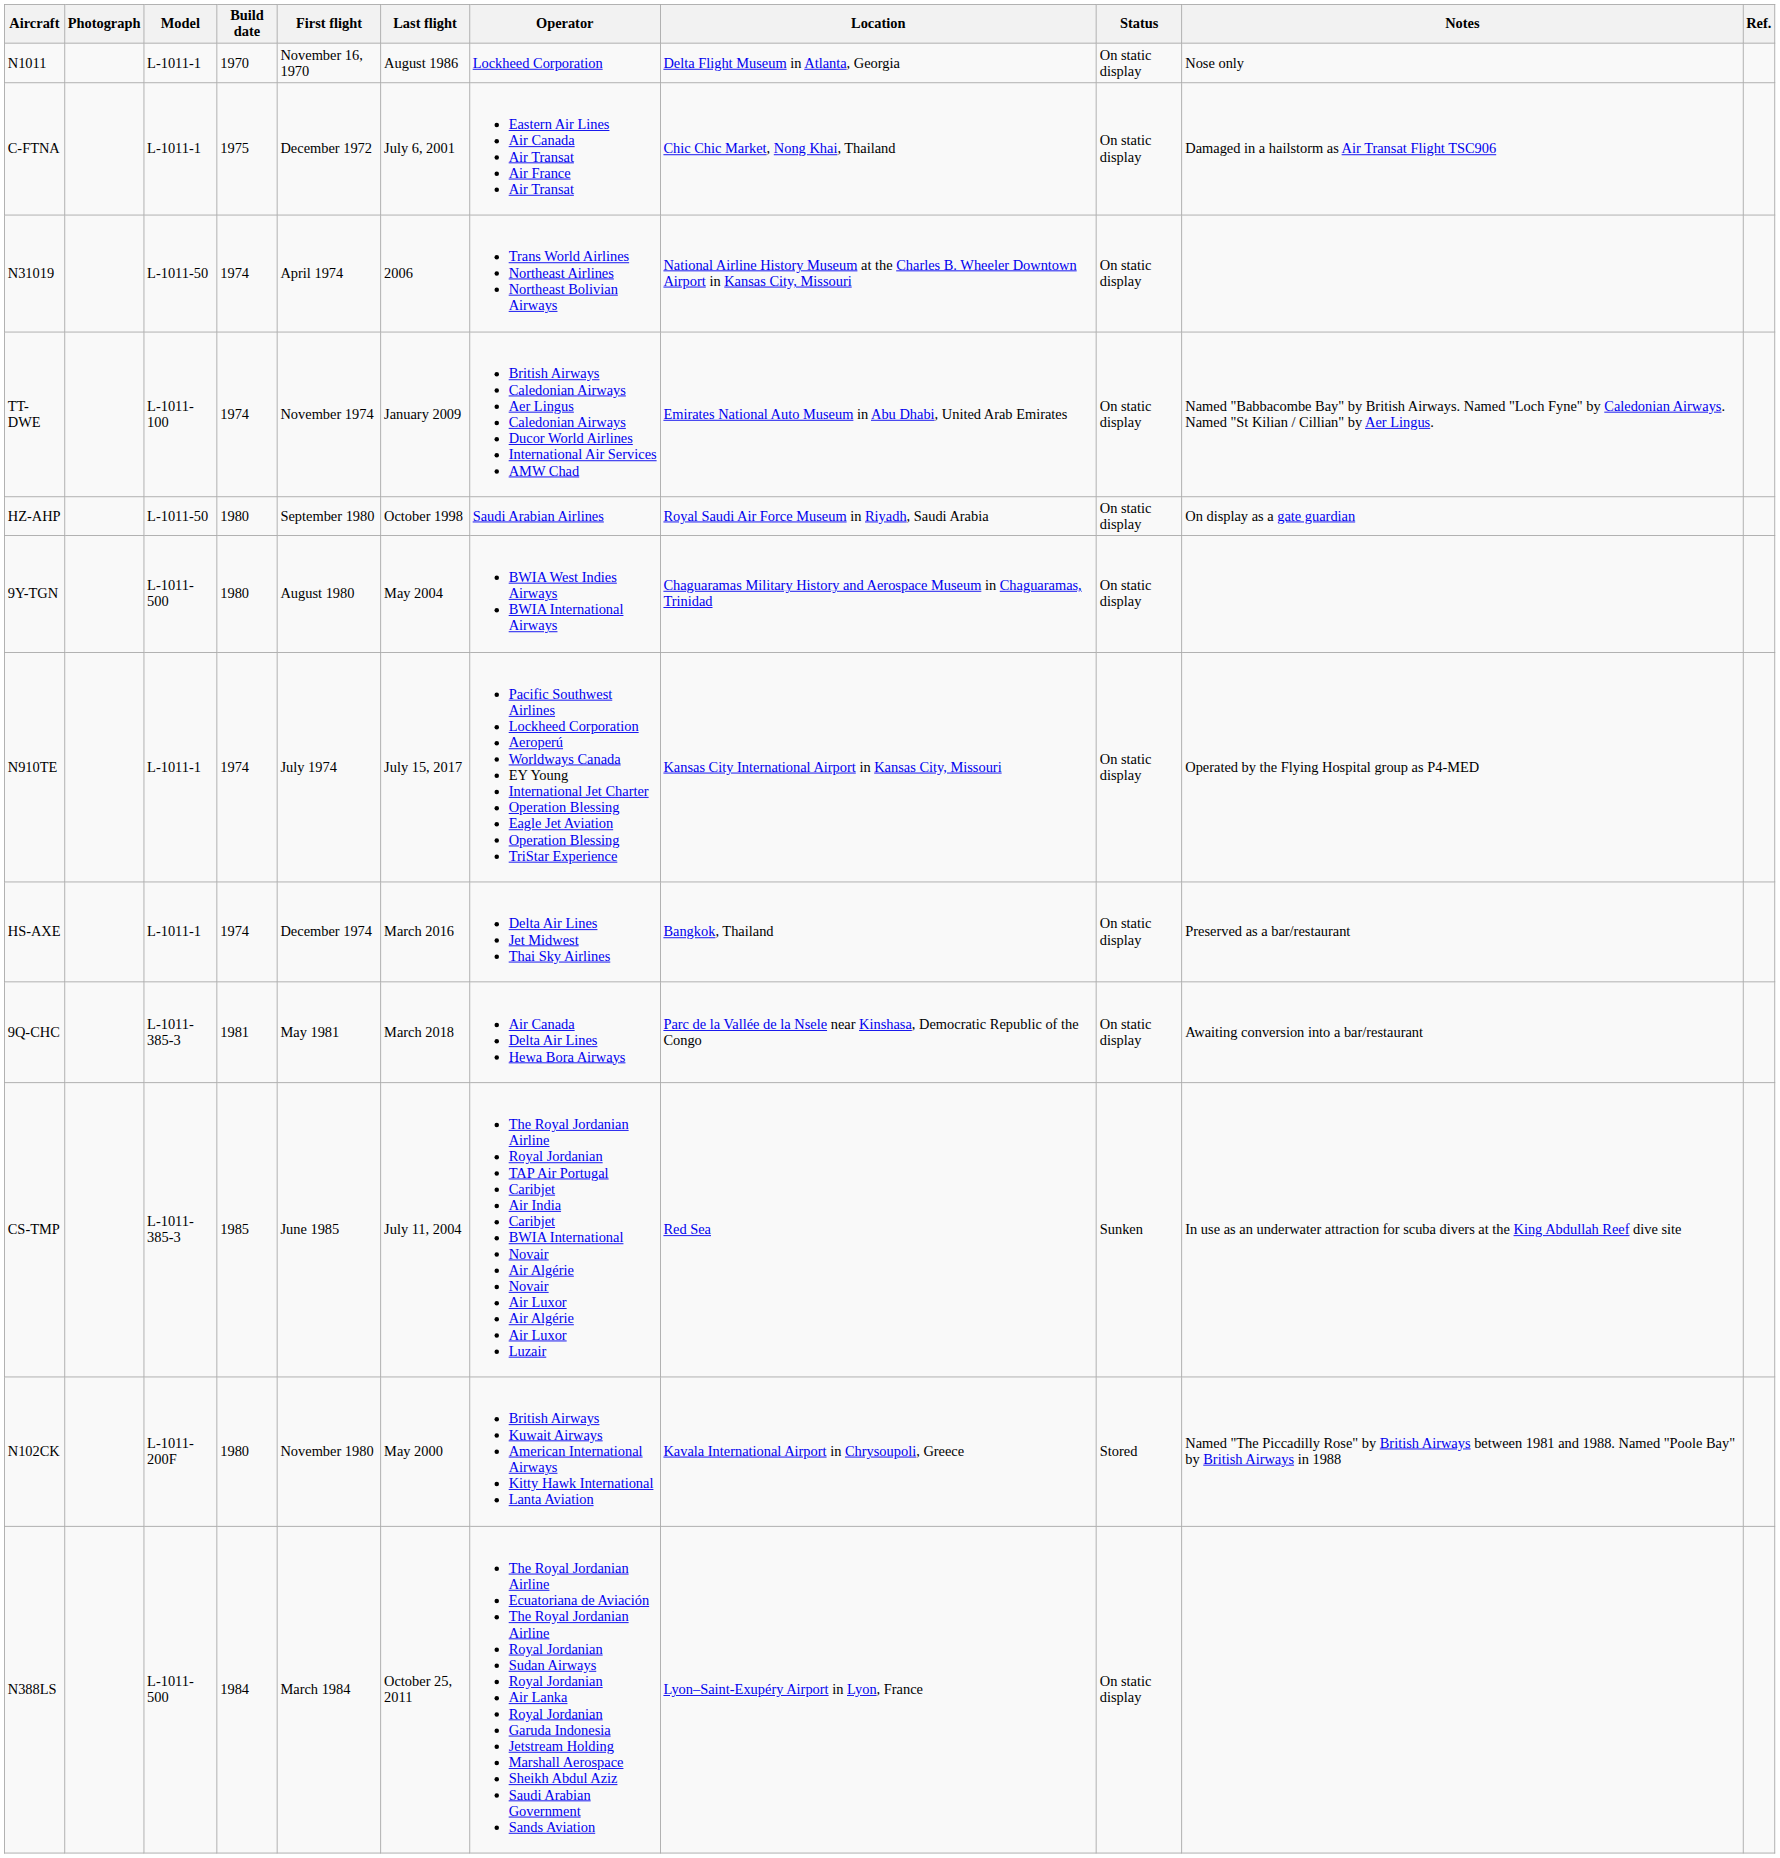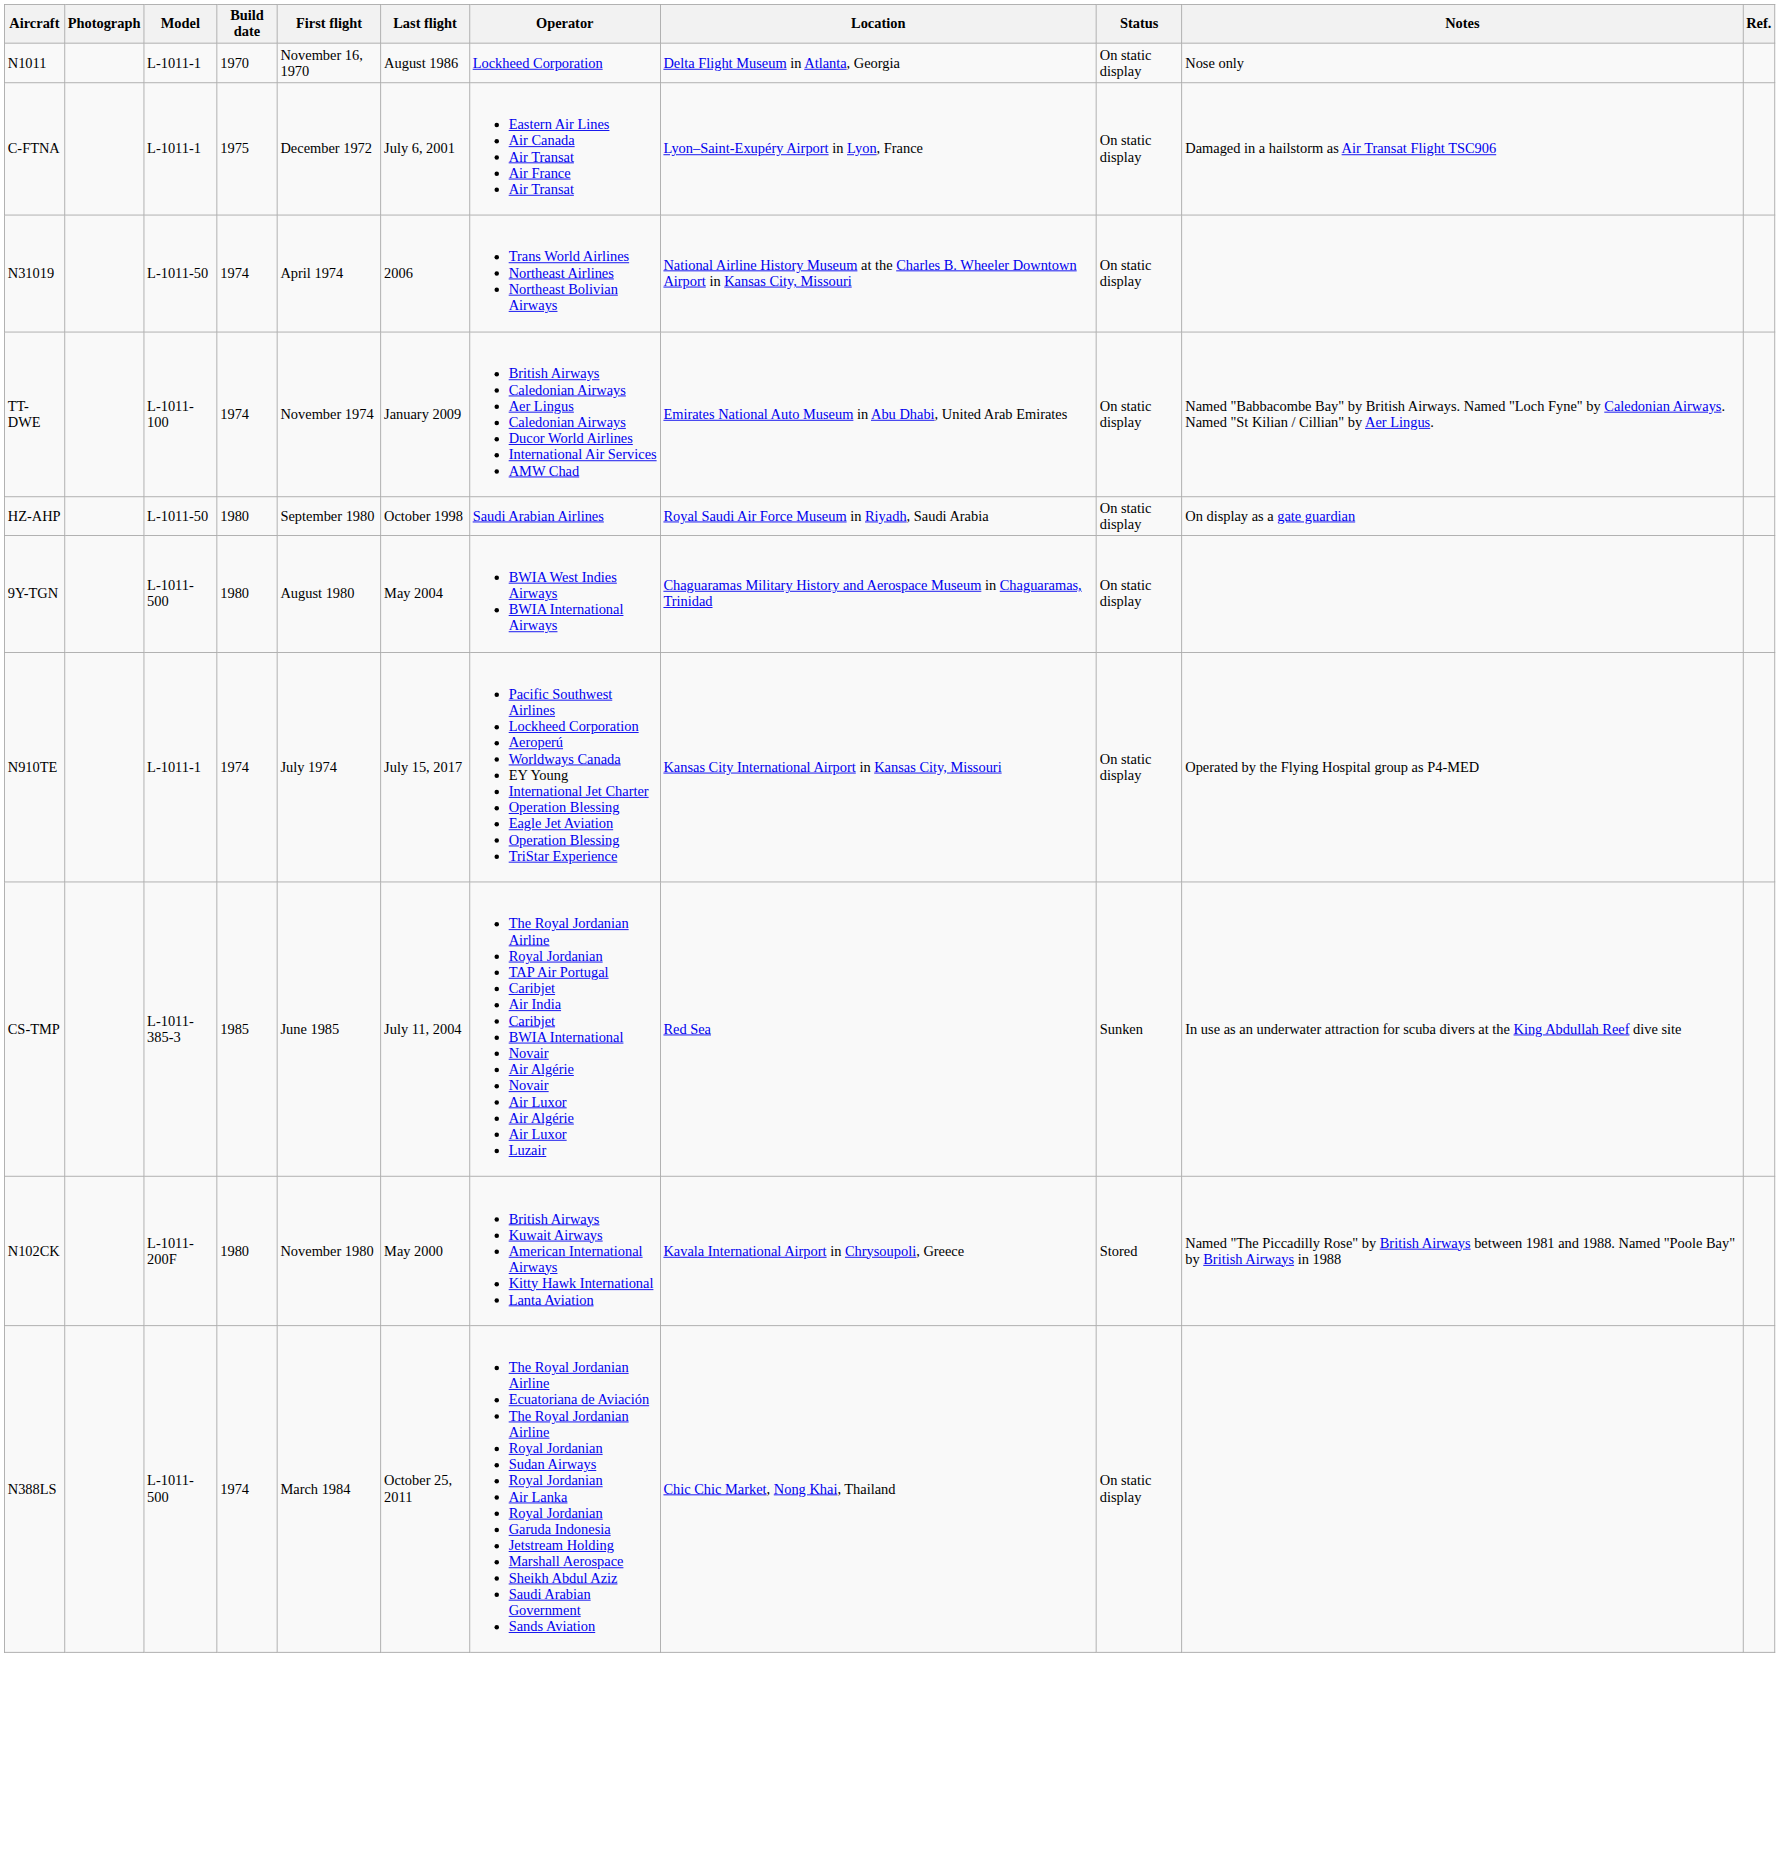(779, 148) Chic Chic Market, Nong Khai, Thailand -> (793, 148) Lyon–Saint-Exupéry Airport in Lyon, France
- row: (34, 932)
- row: (34, 1032)
(235, 1689) 1984 -> (235, 1488) 1974
(793, 1689) Lyon–Saint-Exupéry Airport in Lyon, France -> (779, 1488) Chic Chic Market, Nong Khai, Thailand
